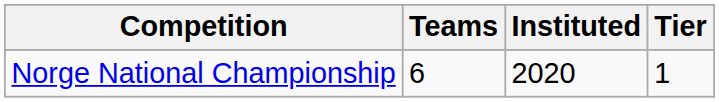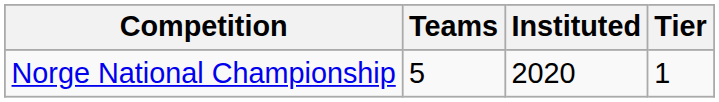(417, 73) 6 -> (417, 73) 5
